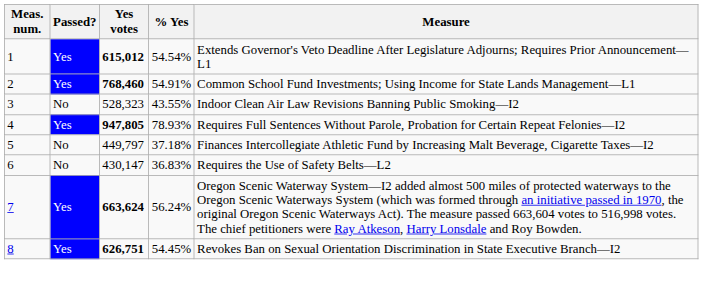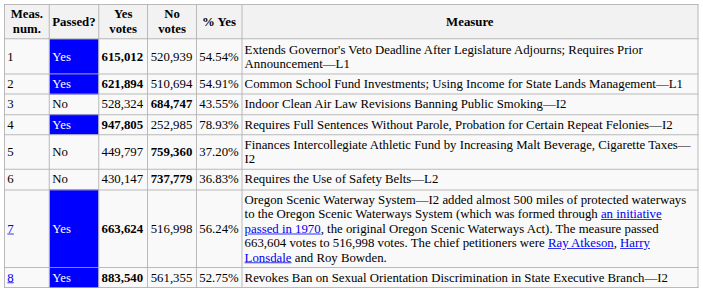+ column: (172, 21)
(123, 84) 768,460 -> (122, 84) 621,894
(123, 104) 528,323 -> (122, 104) 528,324
(171, 144) 37.18% -> (219, 152) 37.20%
(123, 249) 626,751 -> (122, 277) 883,540
(171, 249) 54.45% -> (219, 277) 52.75%
